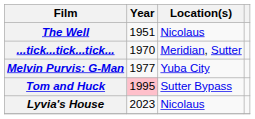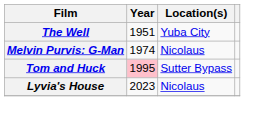(182, 31) Nicolaus -> (185, 31) Yuba City
- row: (66, 50)
(142, 68) 1977 -> (142, 50) 1974
(185, 68) Yuba City -> (182, 50) Nicolaus
